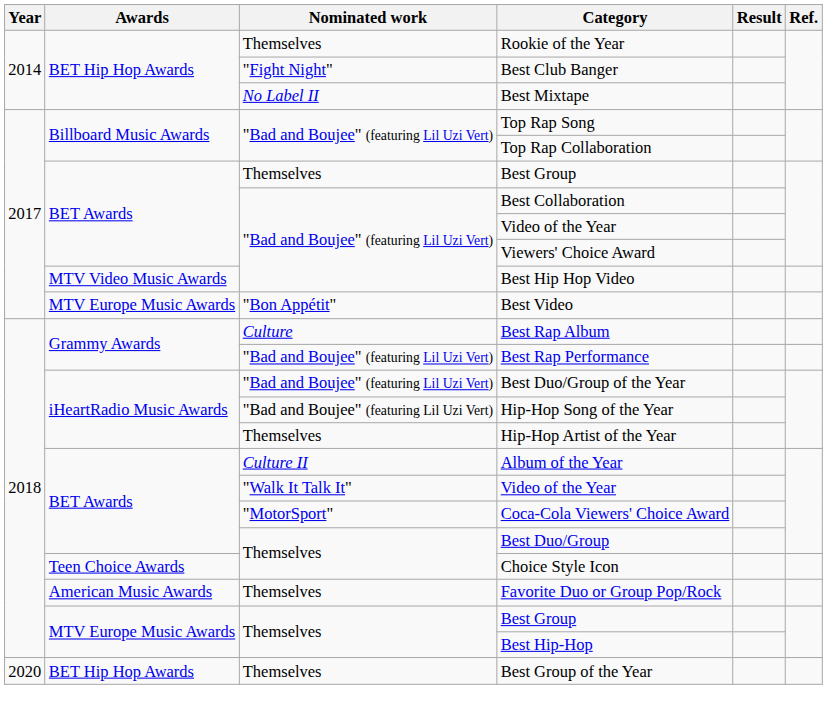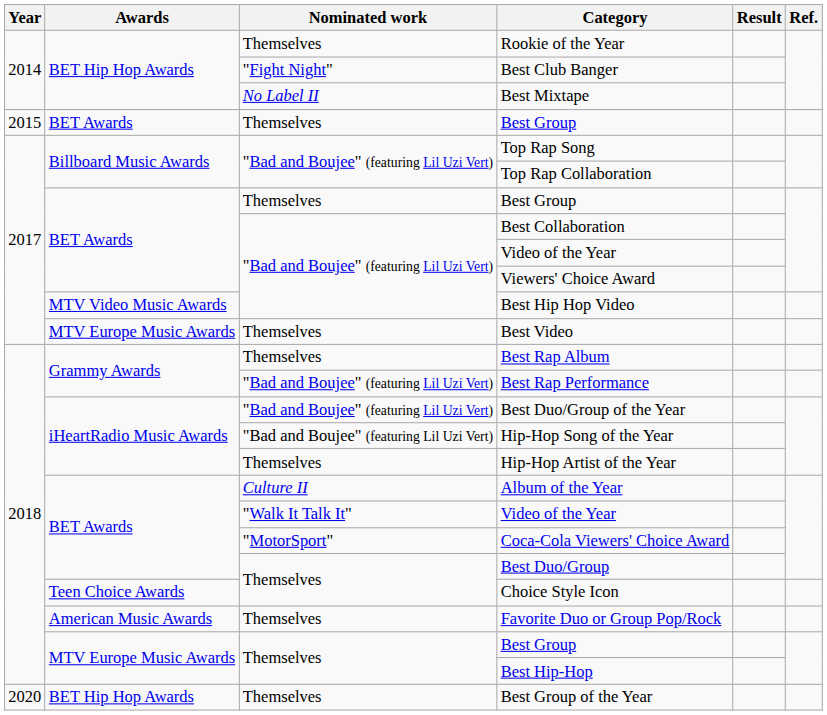+ row: (25, 122)
(290, 305) "Bon Appétit" -> (282, 331) Themselves
(268, 331) Culture -> (282, 357) Themselves
